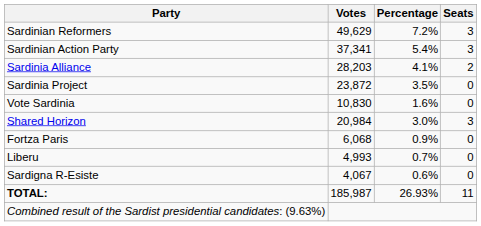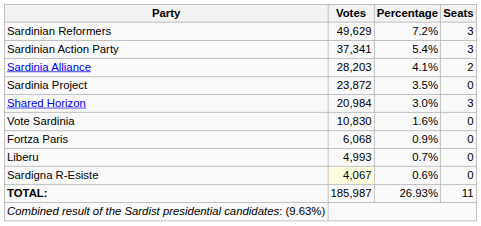rows swapped: (46, 121) <-> (41, 103)
(357, 175) no background -> (357, 175) lightyellow background
